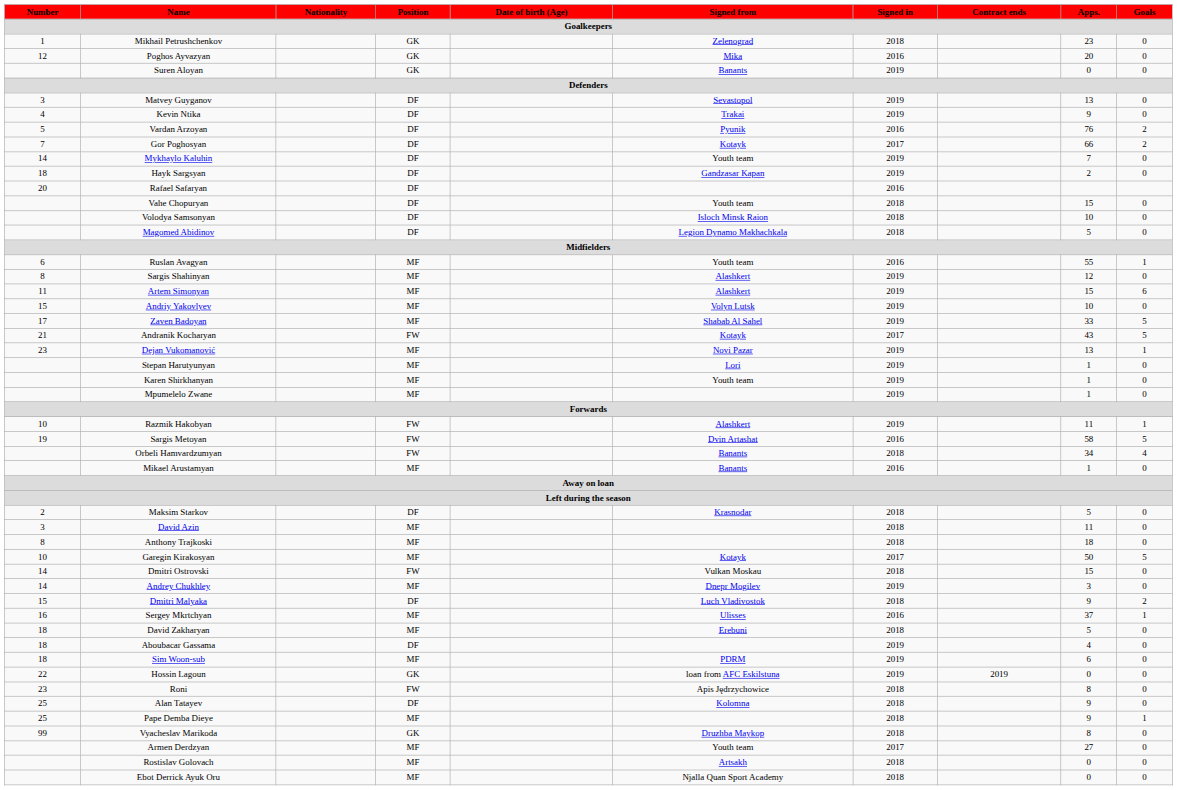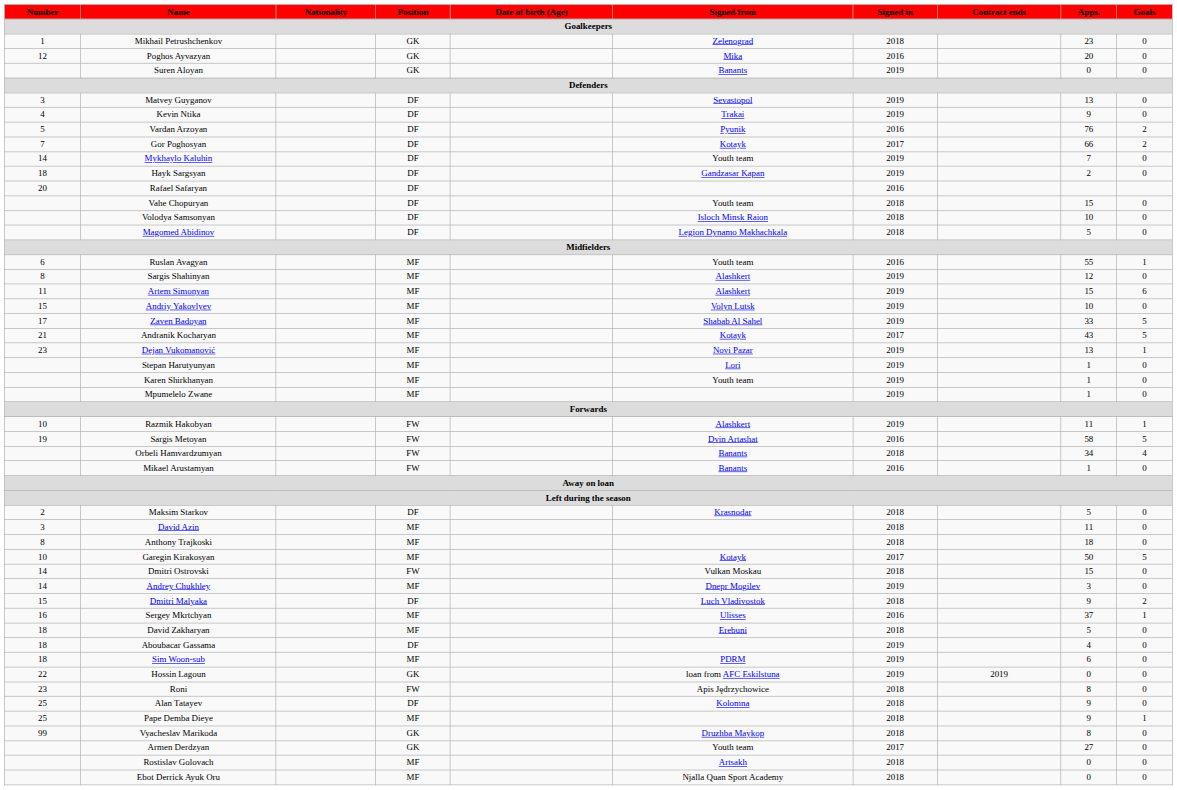(413, 336) FW -> (413, 336) MF
(413, 468) MF -> (413, 468) FW
(413, 748) MF -> (413, 748) GK
